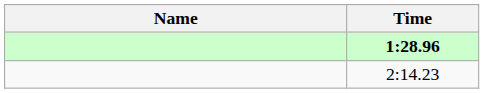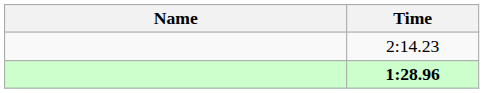rows swapped: (413, 46) <-> (413, 74)
